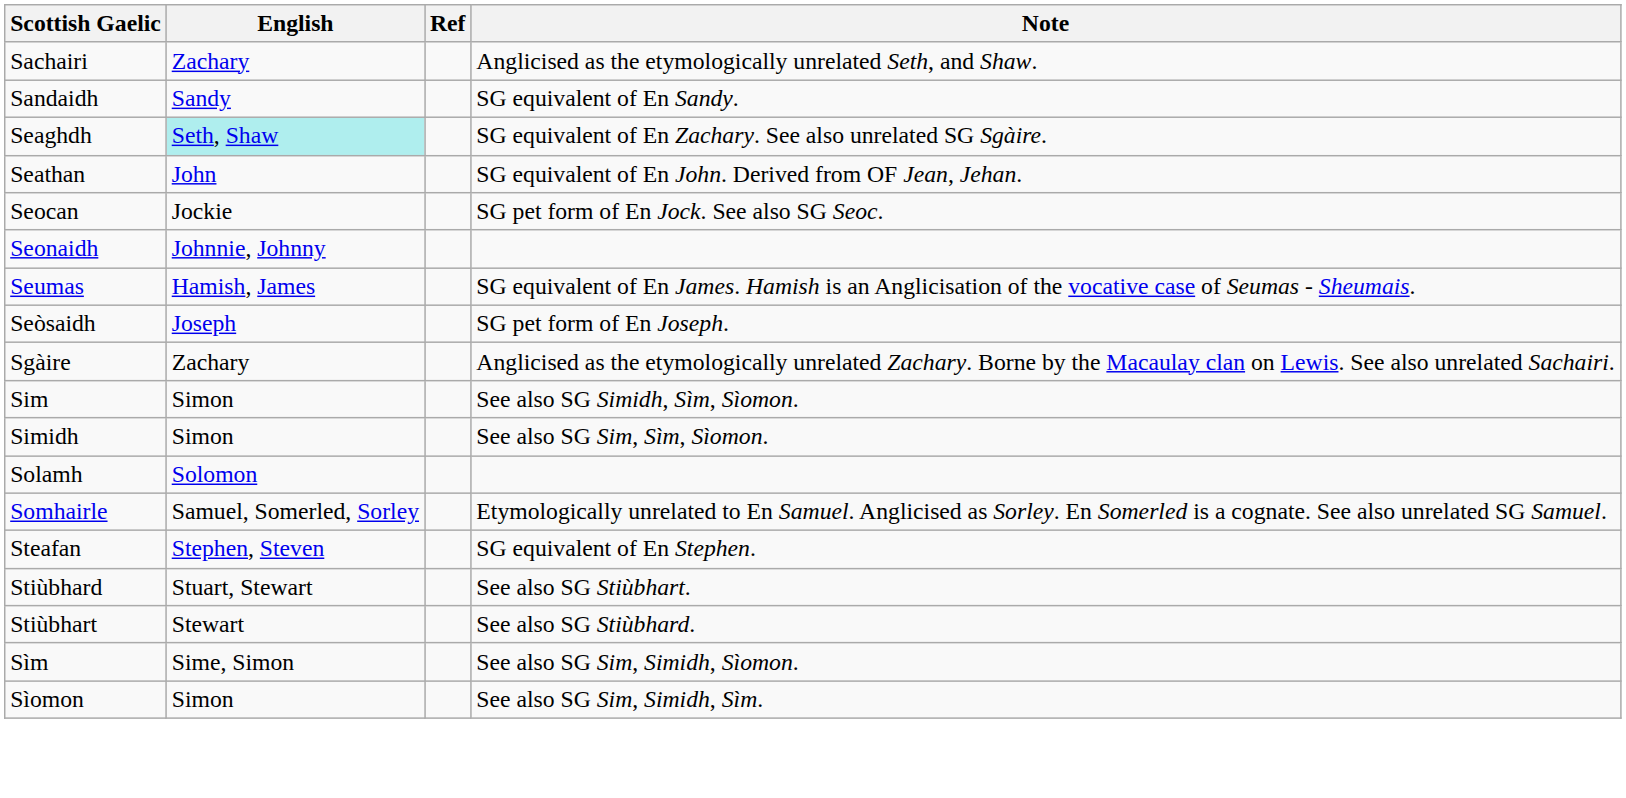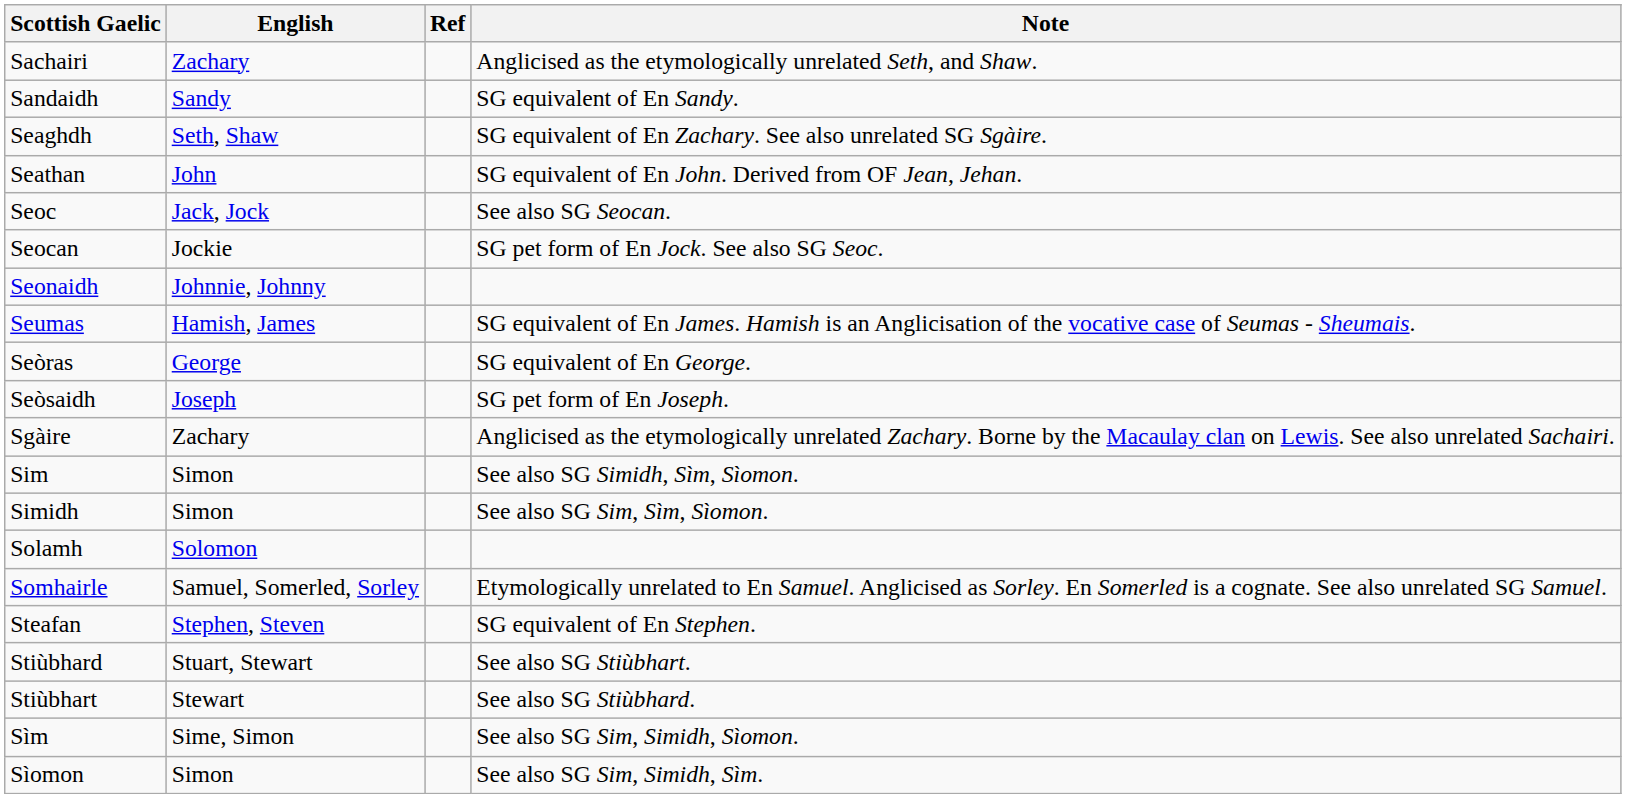(225, 135) paleturquoise background -> (225, 135) no background
+ row: (33, 211)
+ row: (42, 361)
